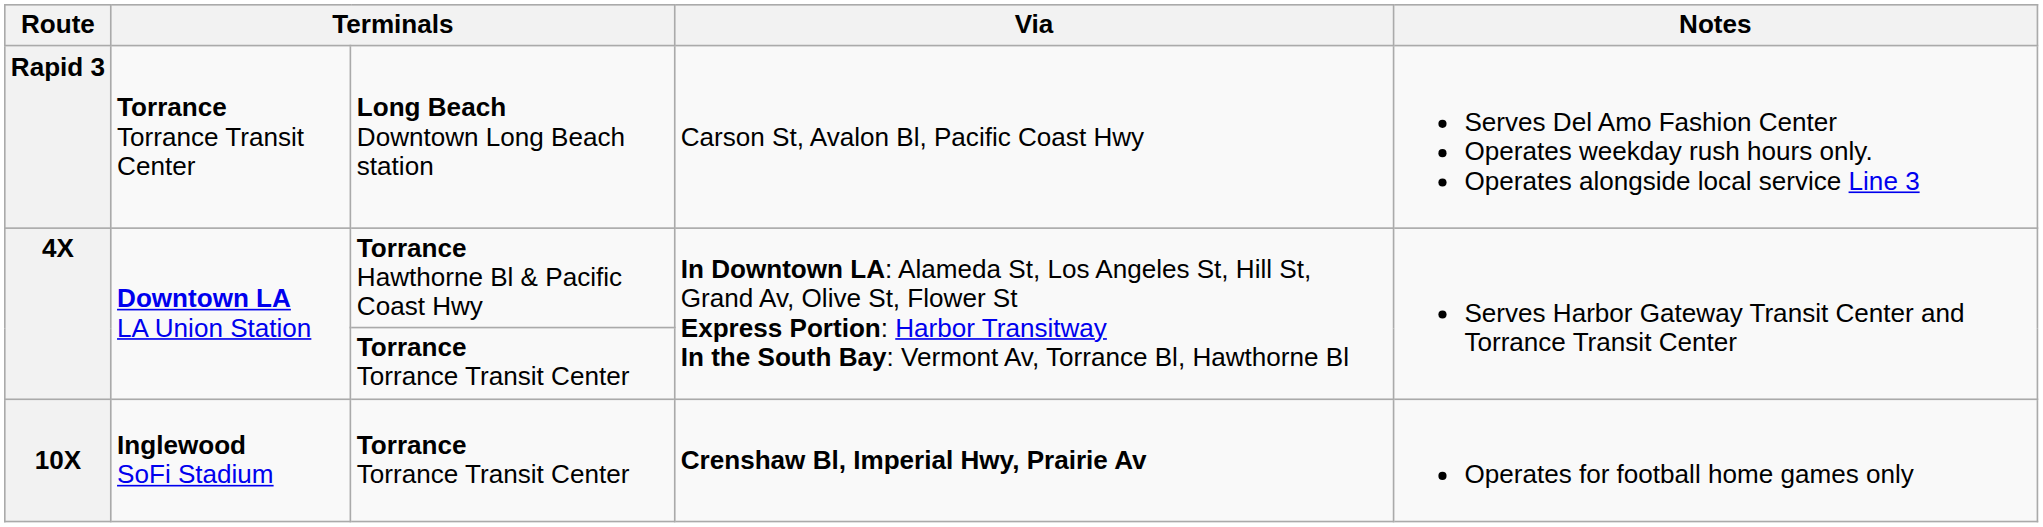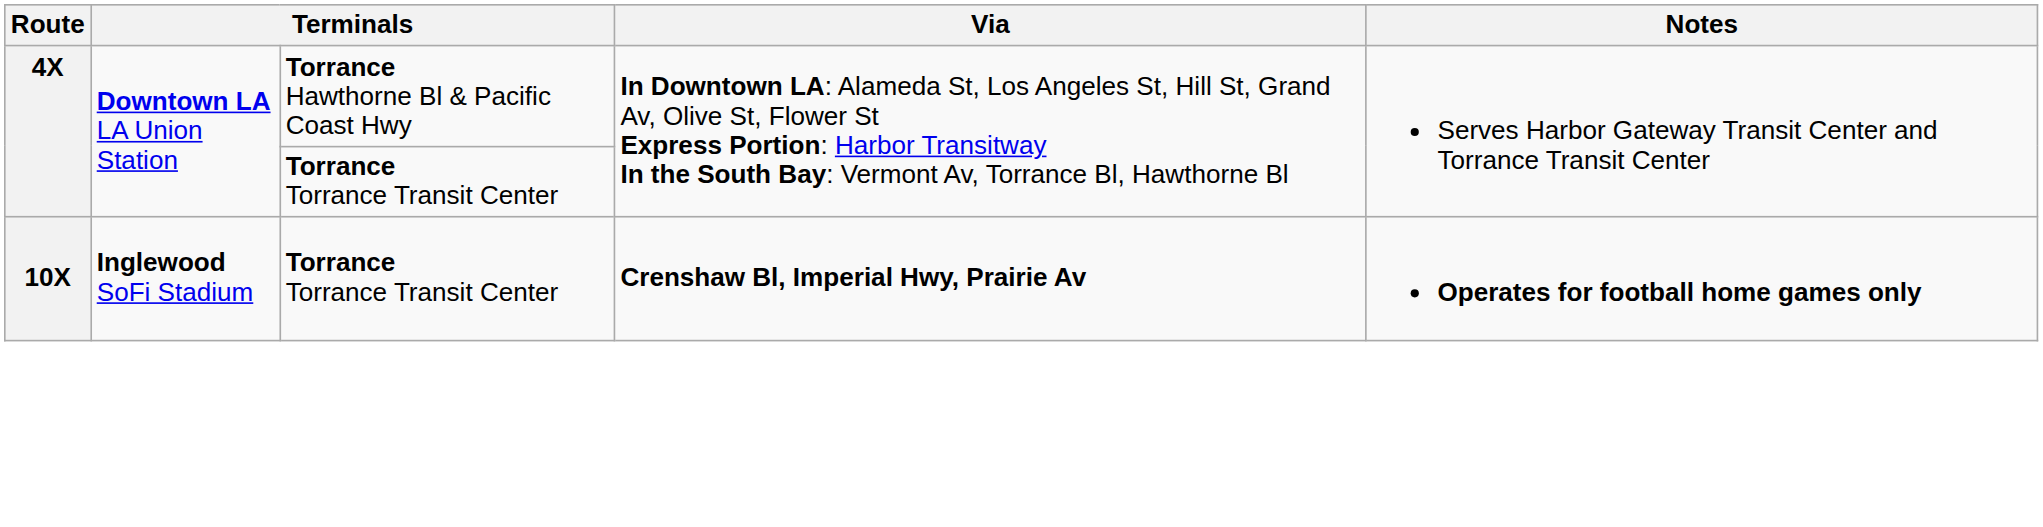- row: (58, 66)
(1715, 475) normal -> (1702, 293) bold
